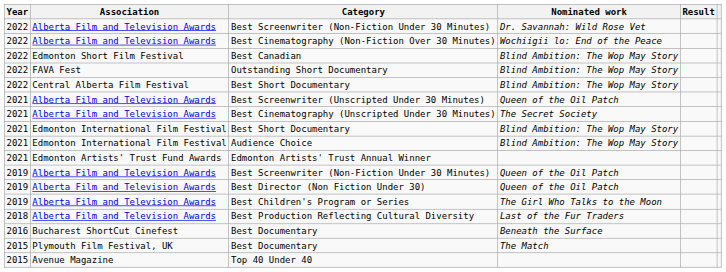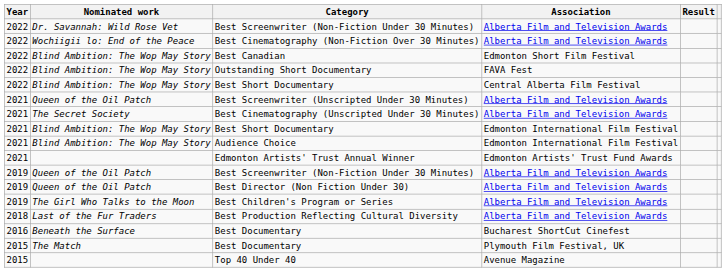columns swapped: (130, 12) <-> (589, 12)
